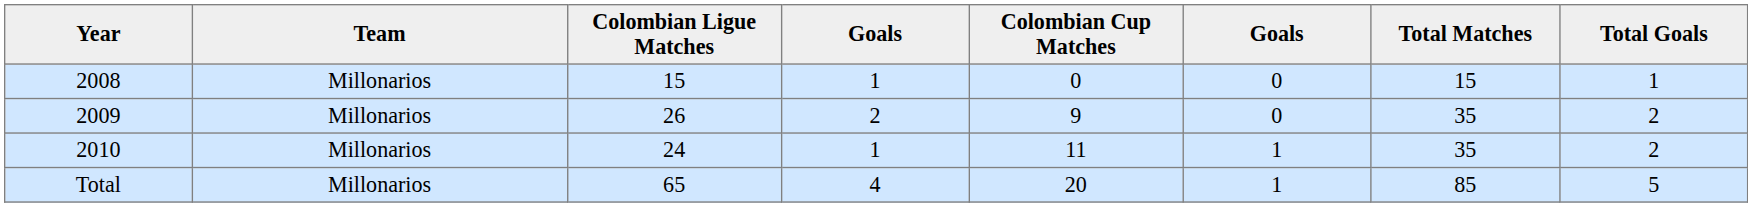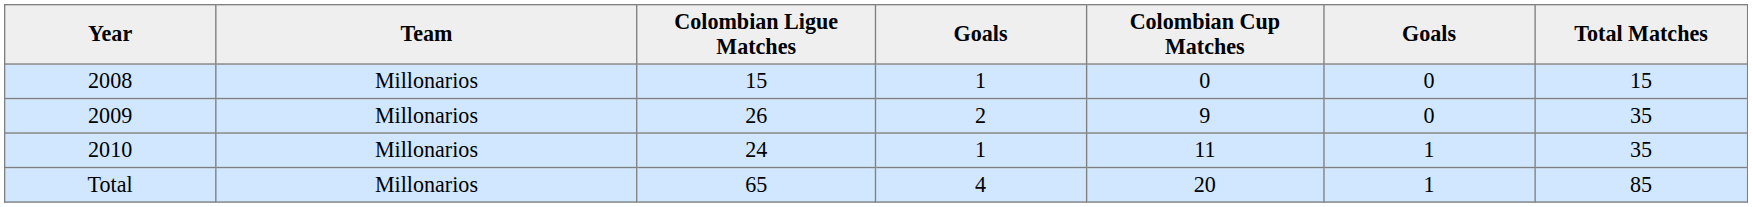- column: (1654, 34)
